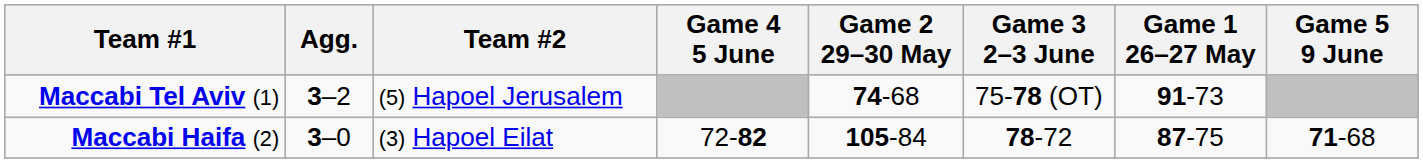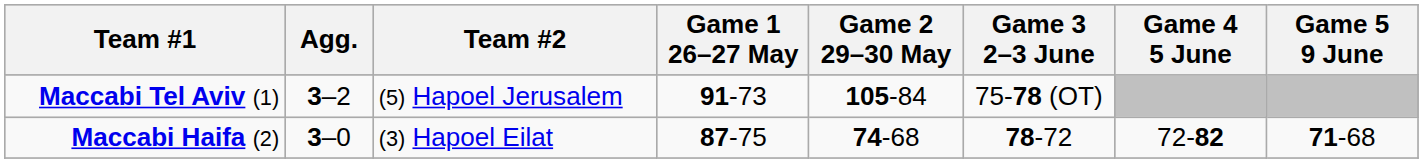columns swapped: (1190, 39) <-> (733, 39)
(886, 95) 74-68 -> (886, 95) 105-84
(886, 137) 105-84 -> (886, 137) 74-68
